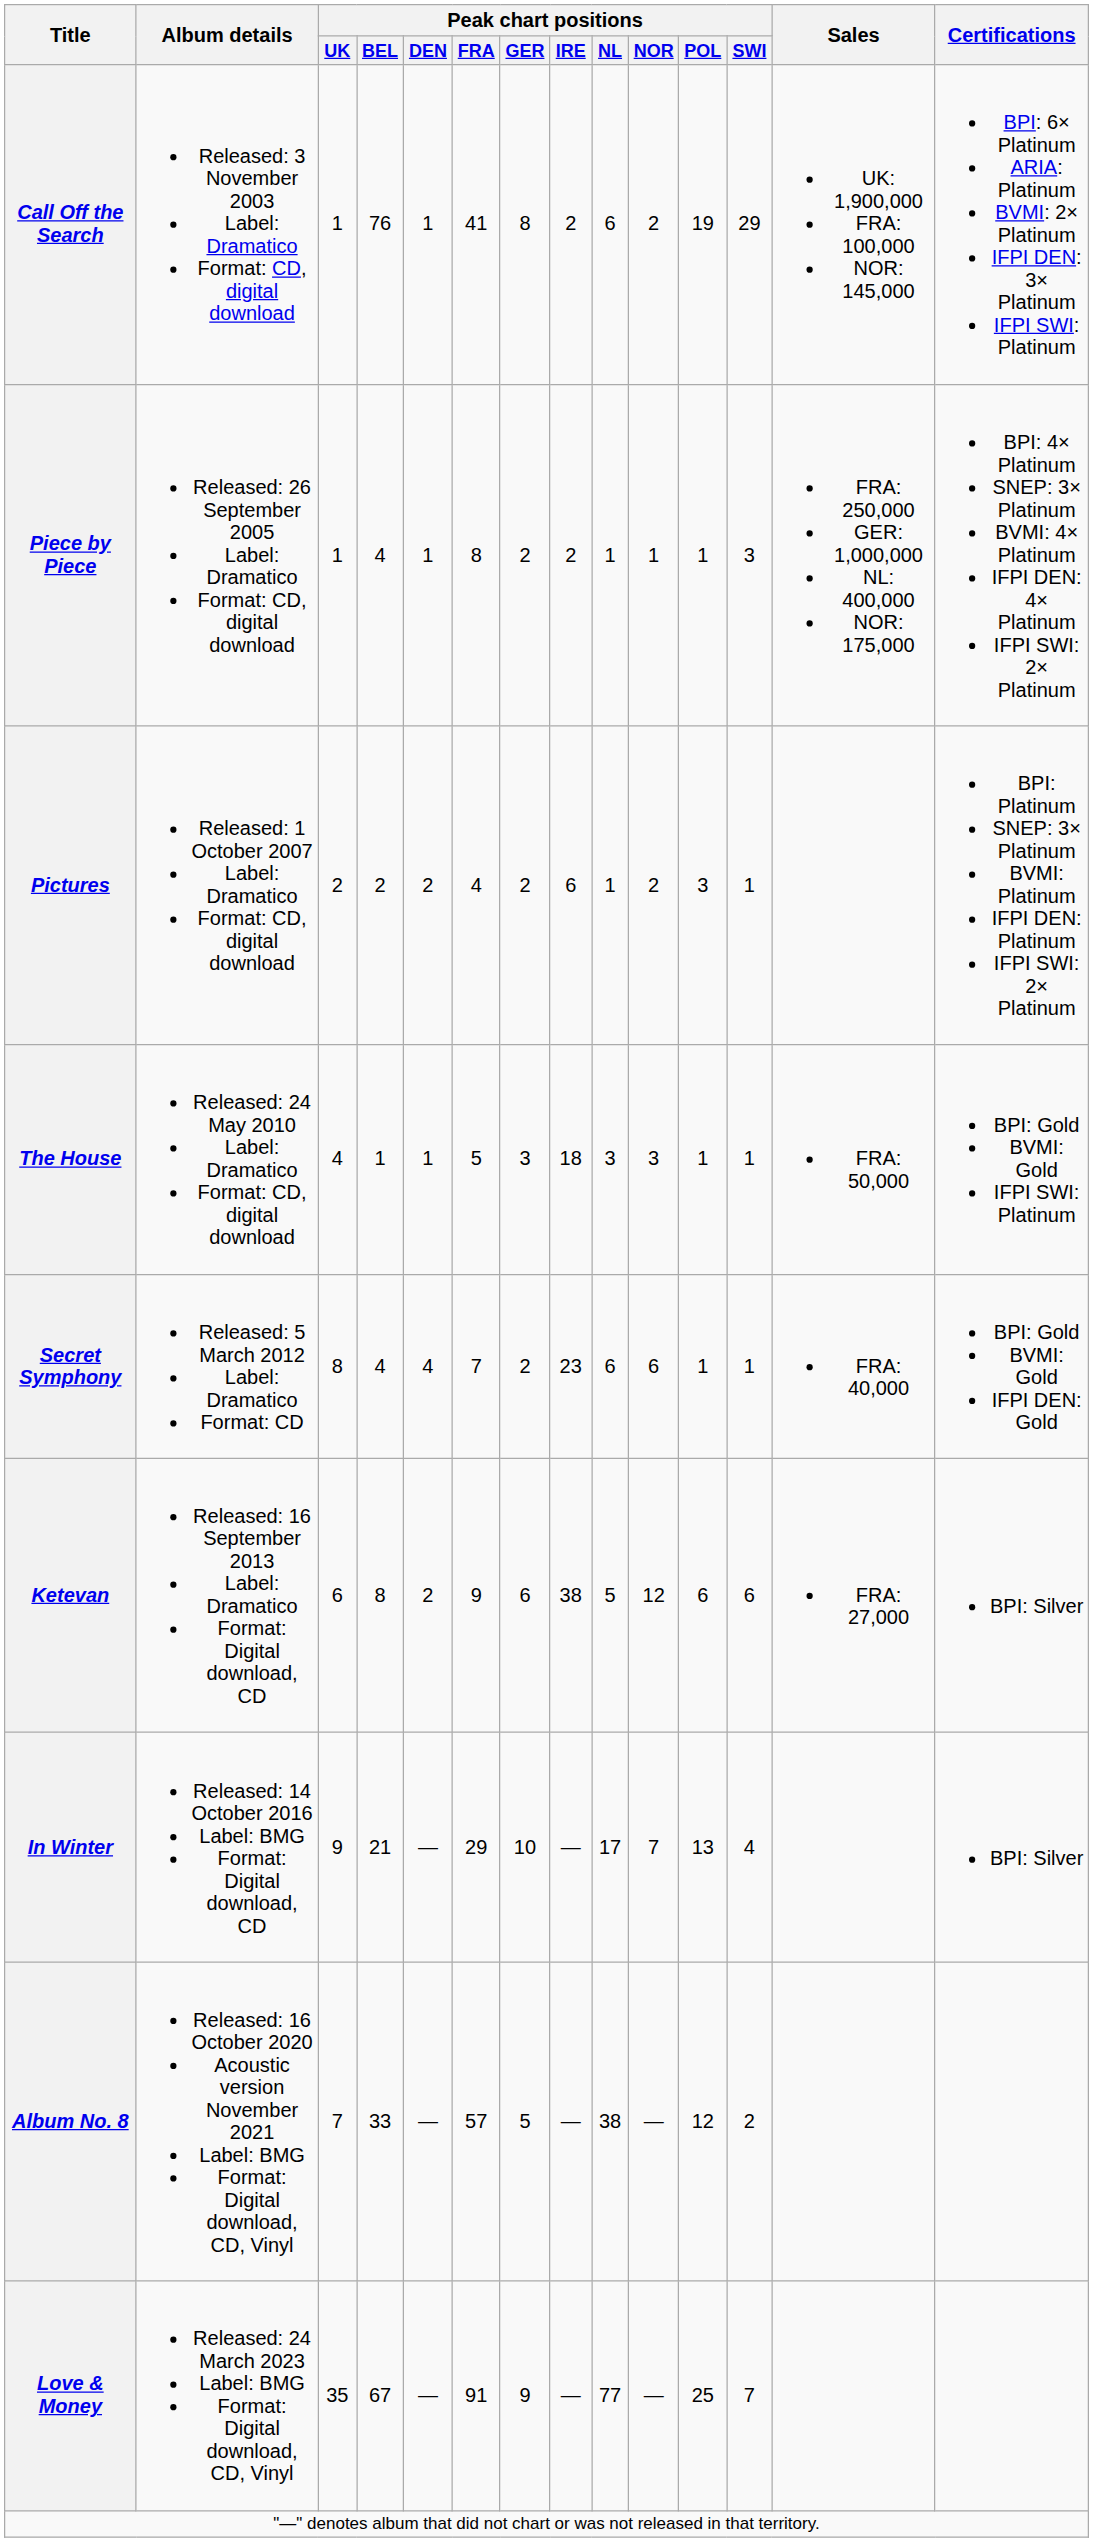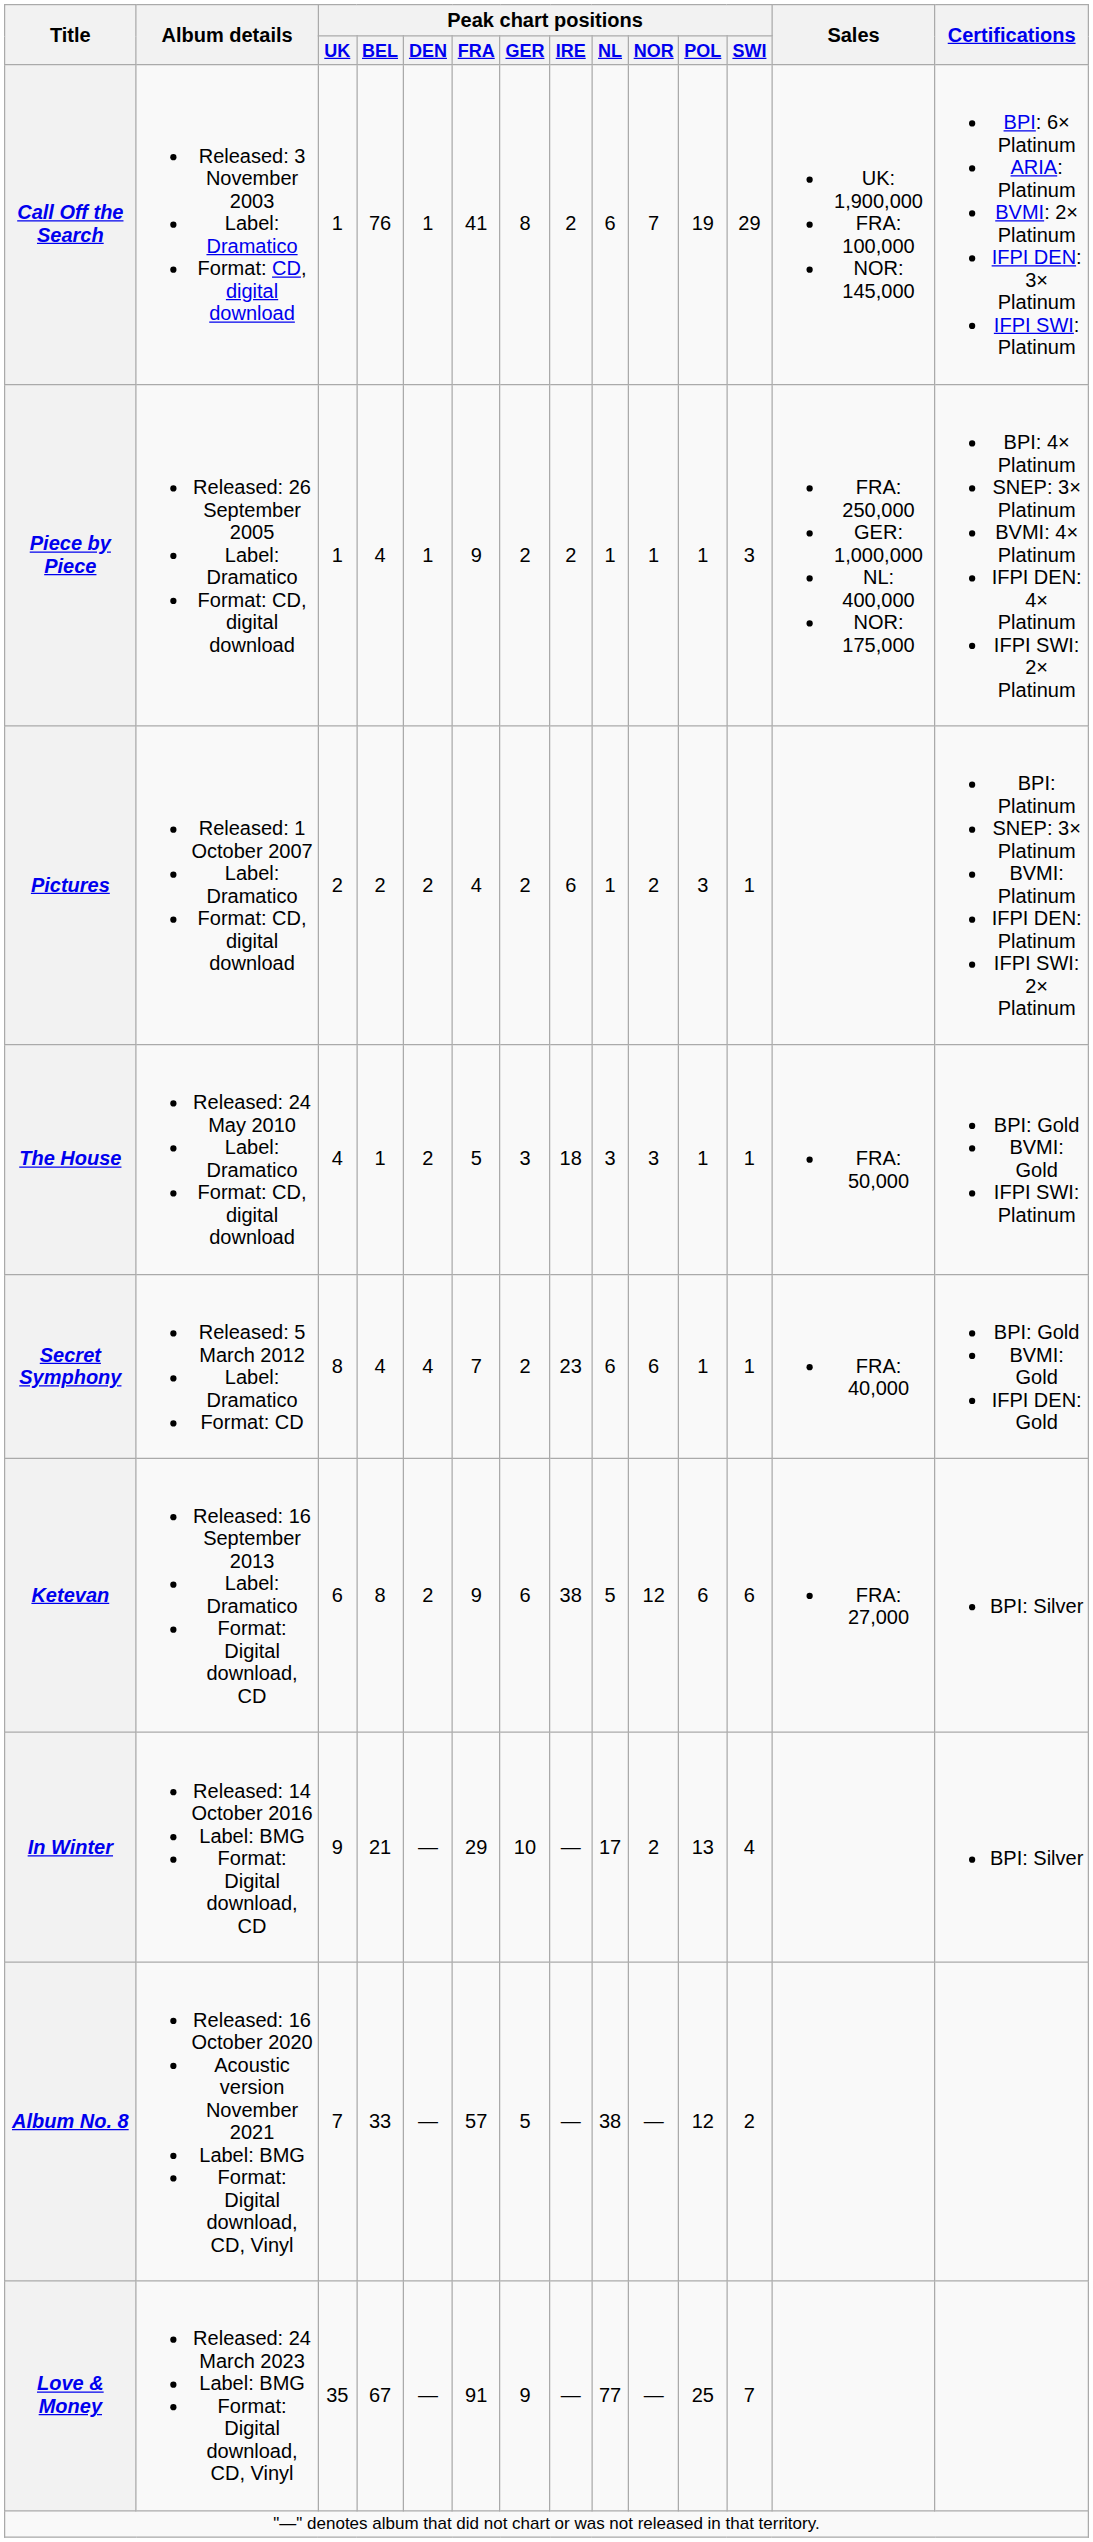(654, 224) 2 -> (654, 224) 7
(476, 554) 8 -> (476, 554) 9
(428, 1159) 1 -> (428, 1159) 2
(654, 1847) 7 -> (654, 1847) 2
